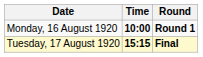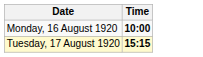- column: (175, 12)
